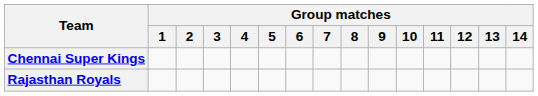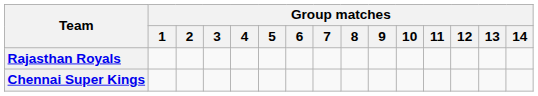rows swapped: (76, 58) <-> (64, 79)
